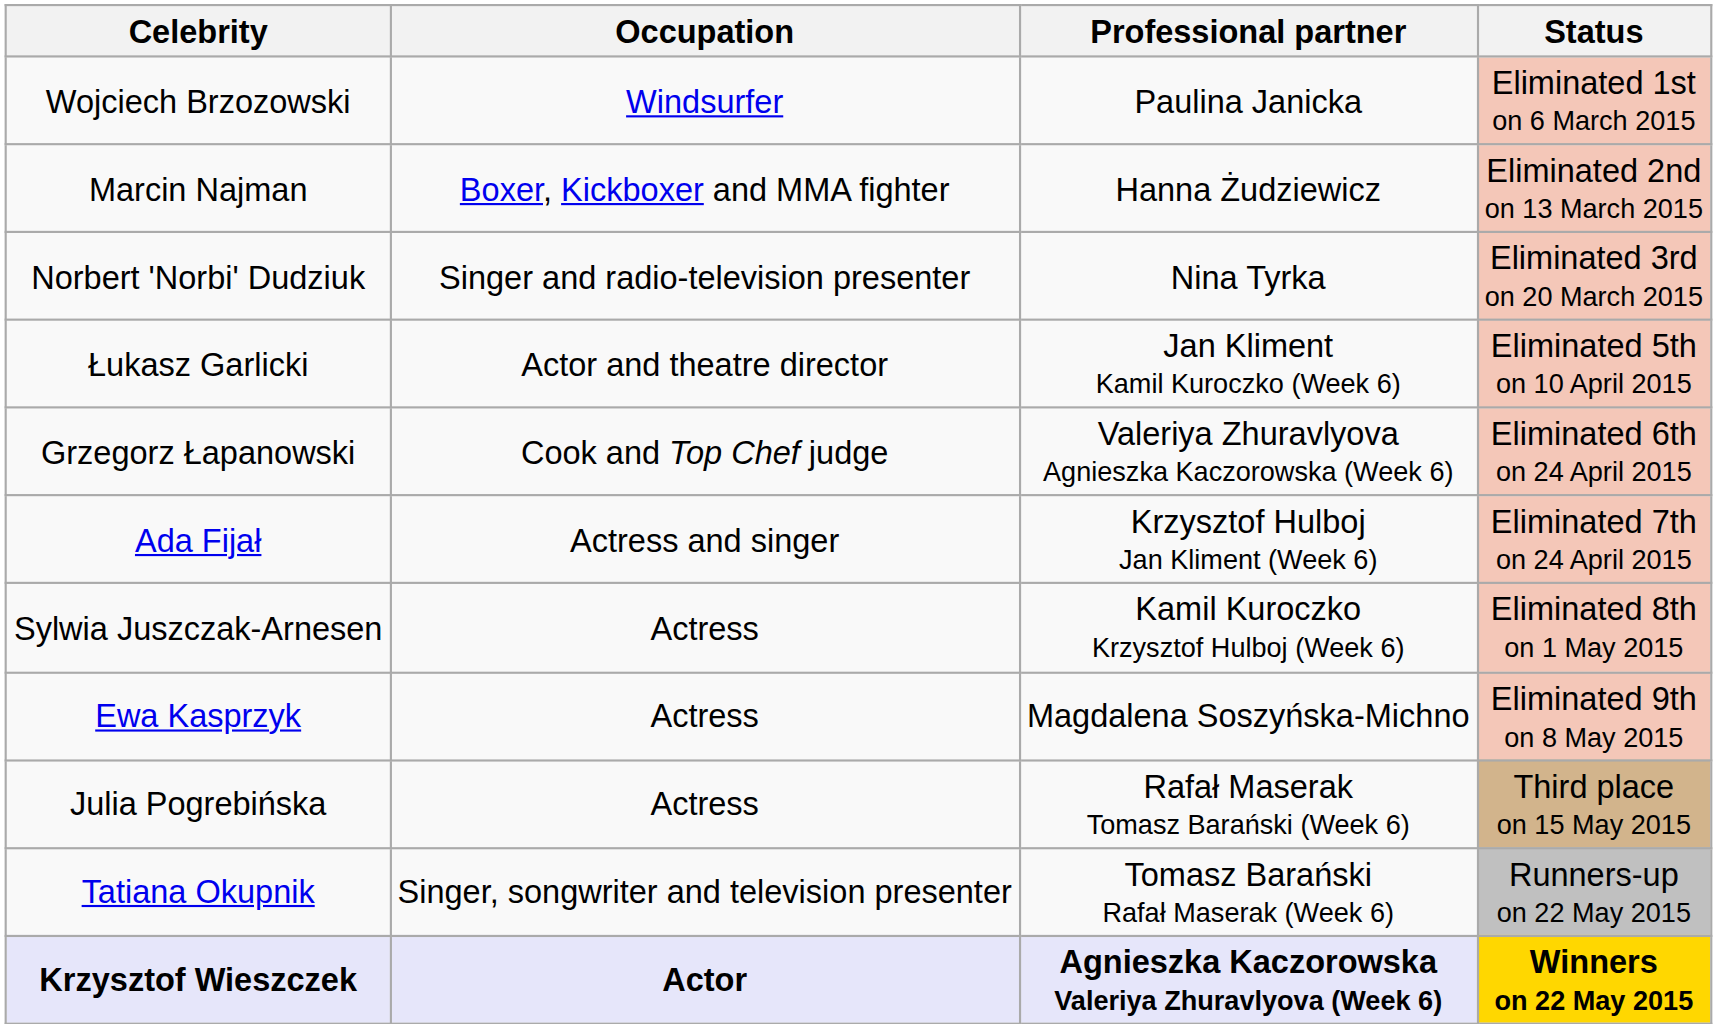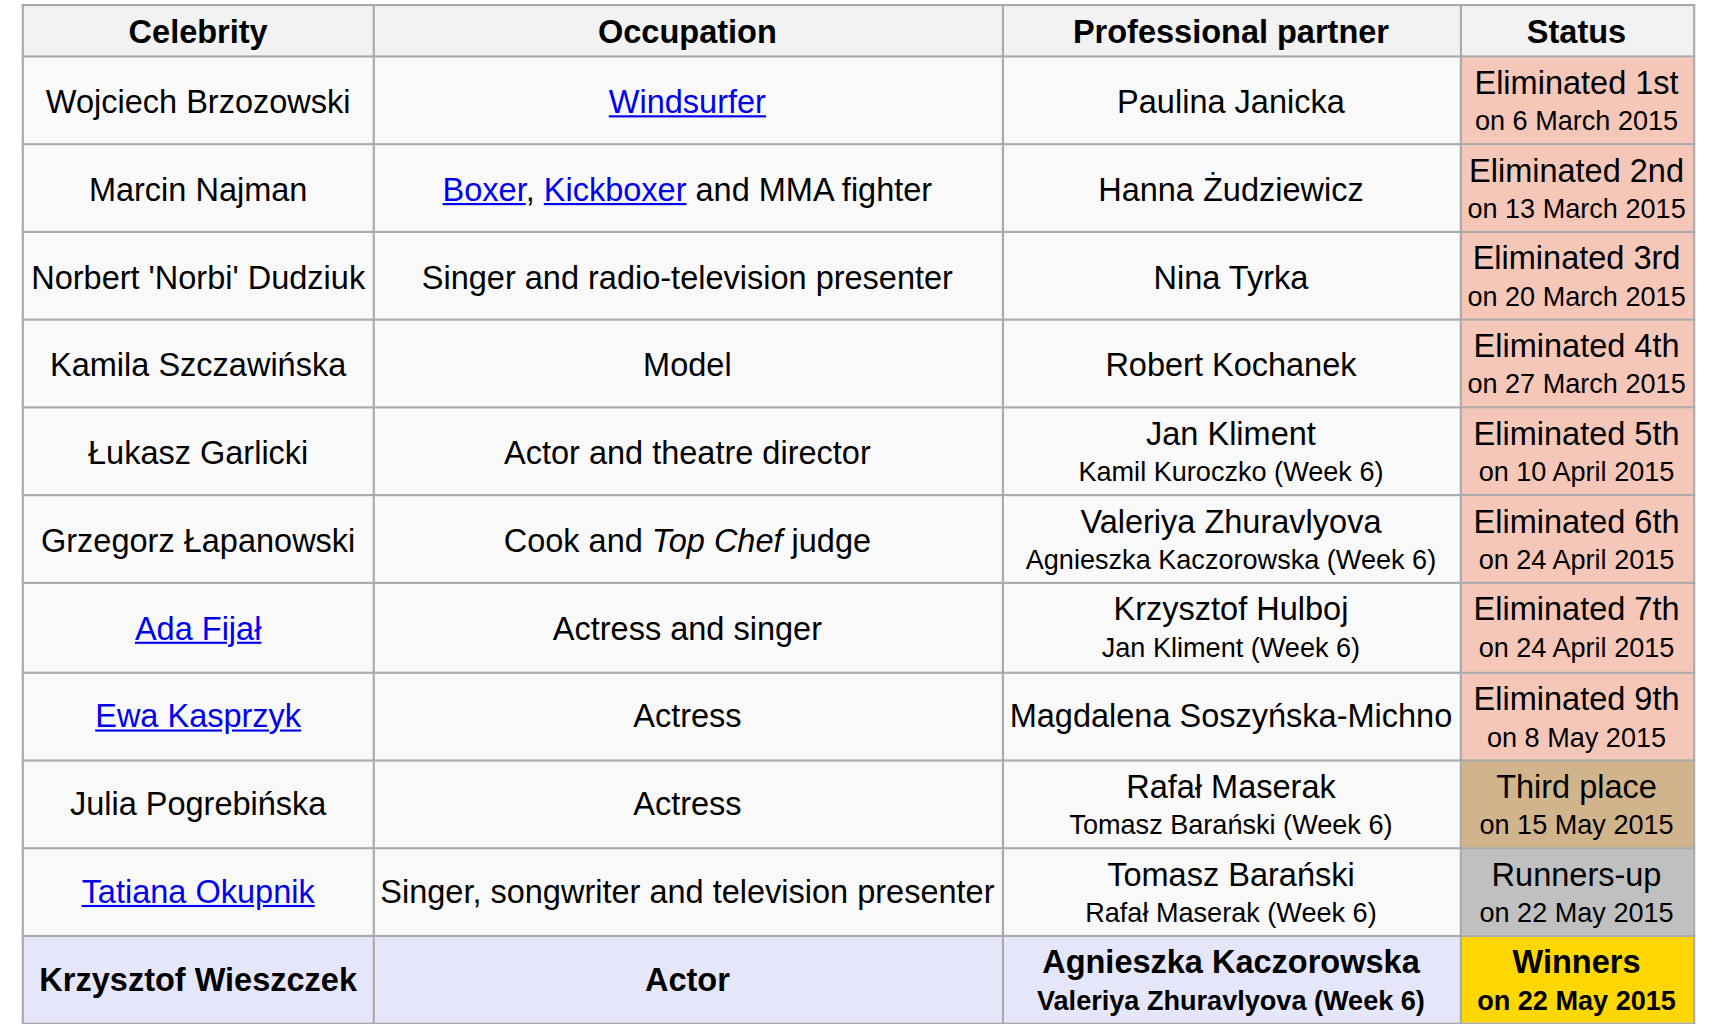+ row: (198, 364)
- row: (198, 628)
